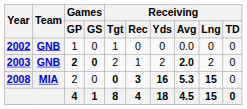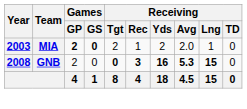- row: (19, 46)
(49, 63) GNB -> (49, 46) MIA
(187, 63) bold -> (187, 46) normal
(211, 63) 2 -> (211, 46) 1
(49, 79) MIA -> (49, 63) GNB
